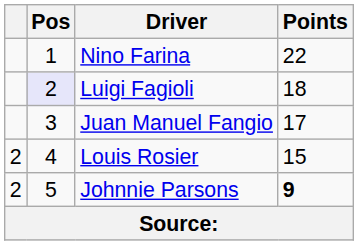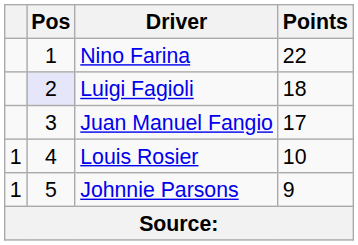(16, 156) 2 -> (16, 156) 1
(295, 156) 15 -> (295, 156) 10
(16, 190) 2 -> (16, 190) 1
(289, 190) bold -> (289, 190) normal
